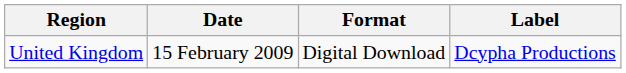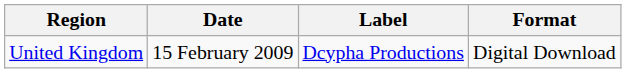columns swapped: (374, 20) <-> (535, 20)
